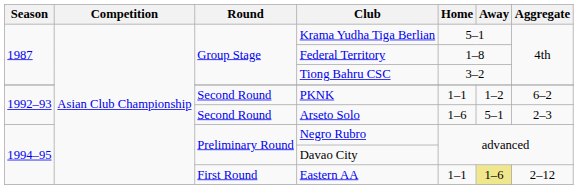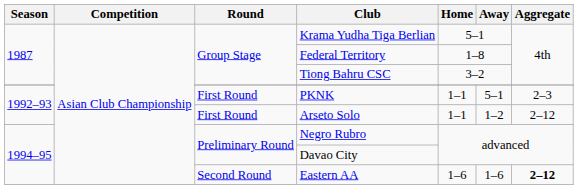(234, 94) Second Round -> (227, 94) First Round
(494, 94) 1–2 -> (494, 94) 5–1
(542, 94) 6–2 -> (542, 94) 2–3
(234, 114) Second Round -> (227, 114) First Round
(457, 114) 1–6 -> (457, 114) 1–1
(494, 114) 5–1 -> (494, 114) 1–2
(542, 114) 2–3 -> (542, 114) 2–12
(227, 174) First Round -> (234, 174) Second Round
(457, 174) 1–1 -> (457, 174) 1–6
(494, 174) khaki background -> (494, 174) no background
(542, 174) normal -> (542, 174) bold
